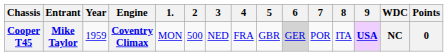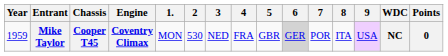columns swapped: (96, 13) <-> (24, 13)
(195, 36) 500 -> (195, 36) 530
(367, 36) bold -> (367, 36) normal
